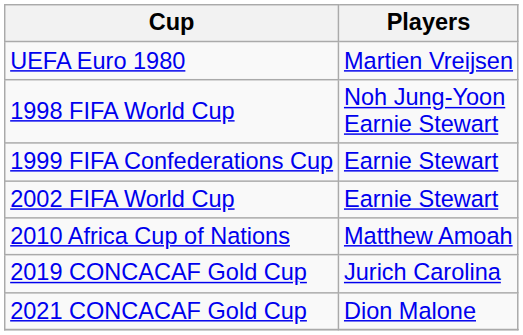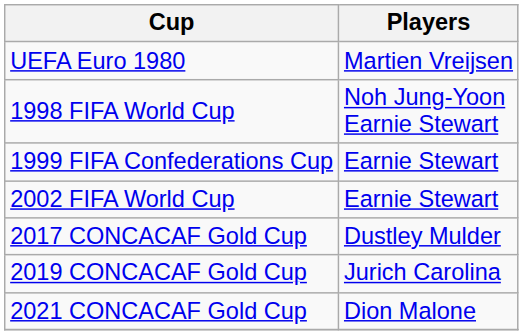- row: (150, 236)
+ row: (159, 236)
